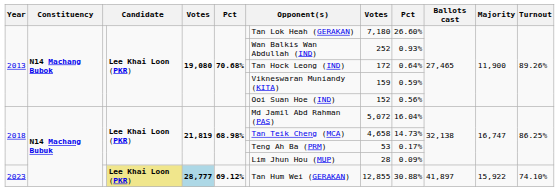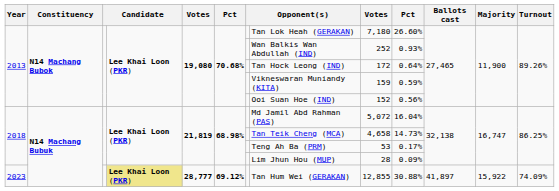(198, 176) lightblue background -> (198, 176) no background
(533, 176) 74.10% -> (533, 176) 74.09%
